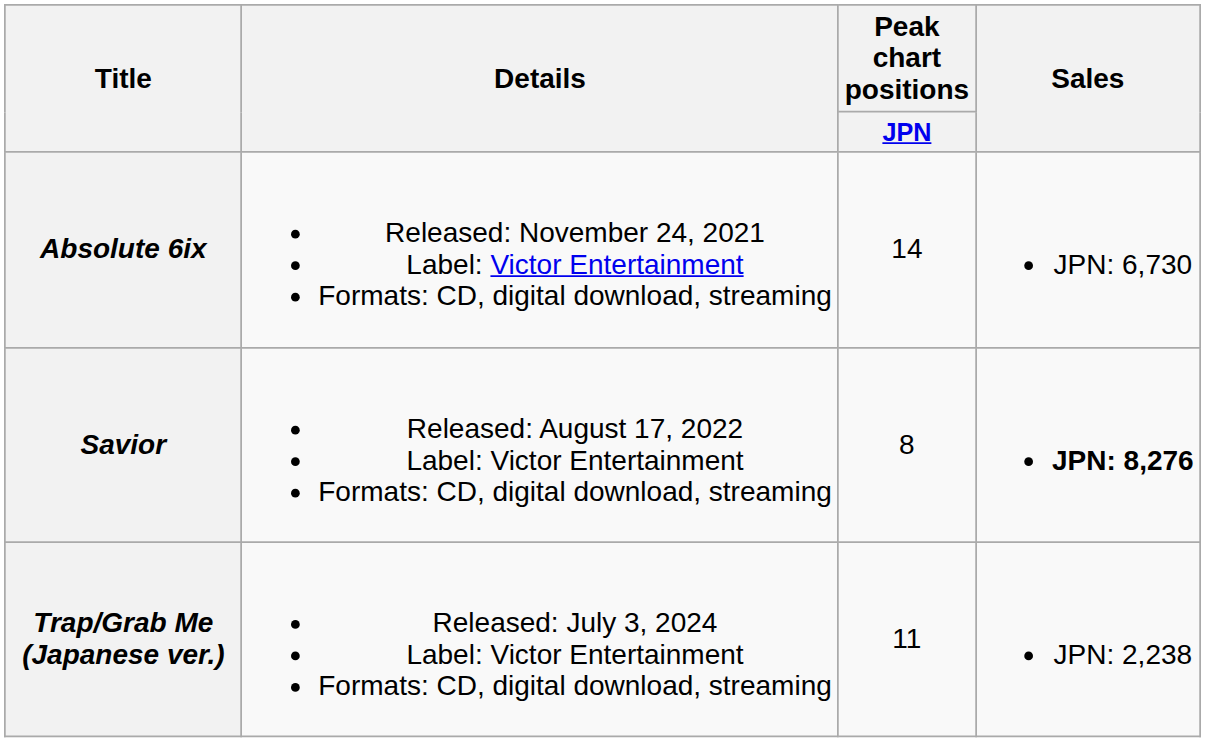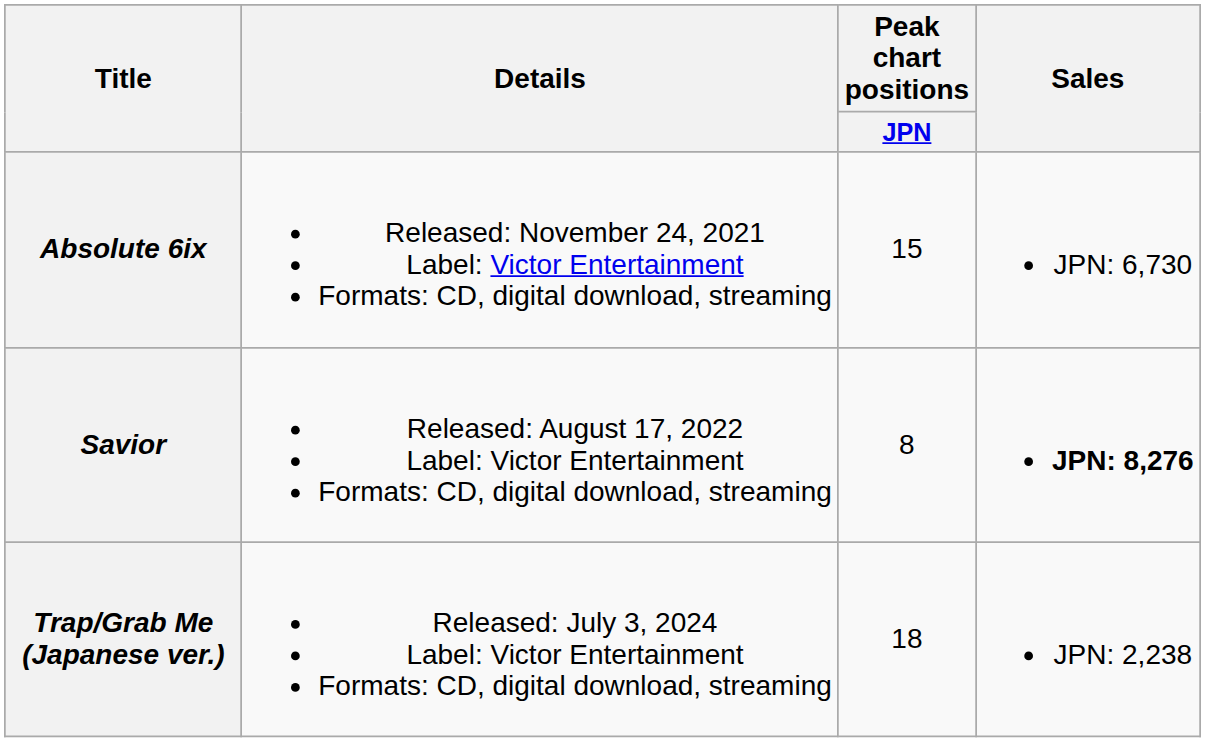(907, 249) 14 -> (907, 249) 15
(907, 638) 11 -> (907, 638) 18
